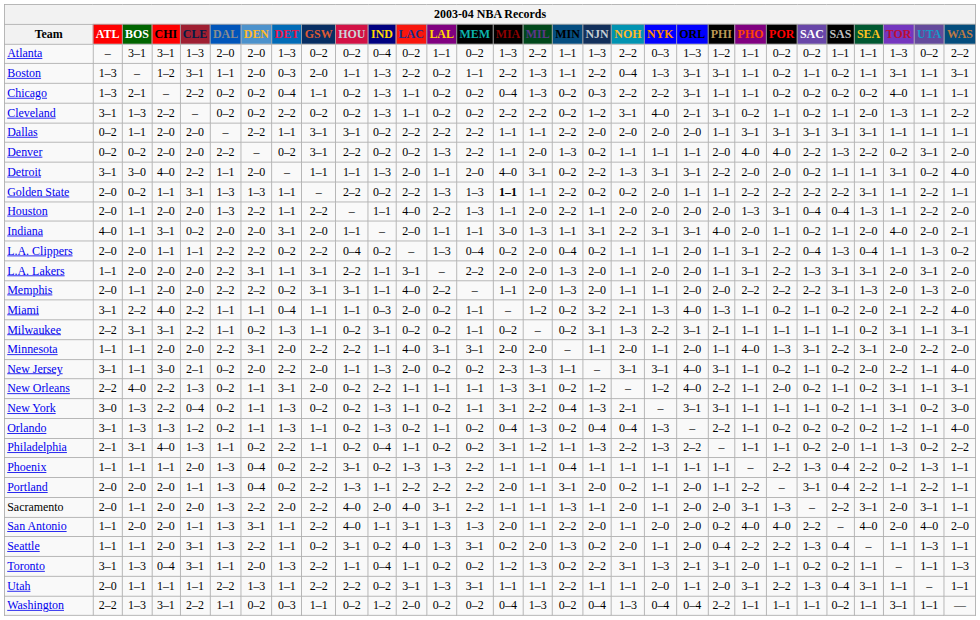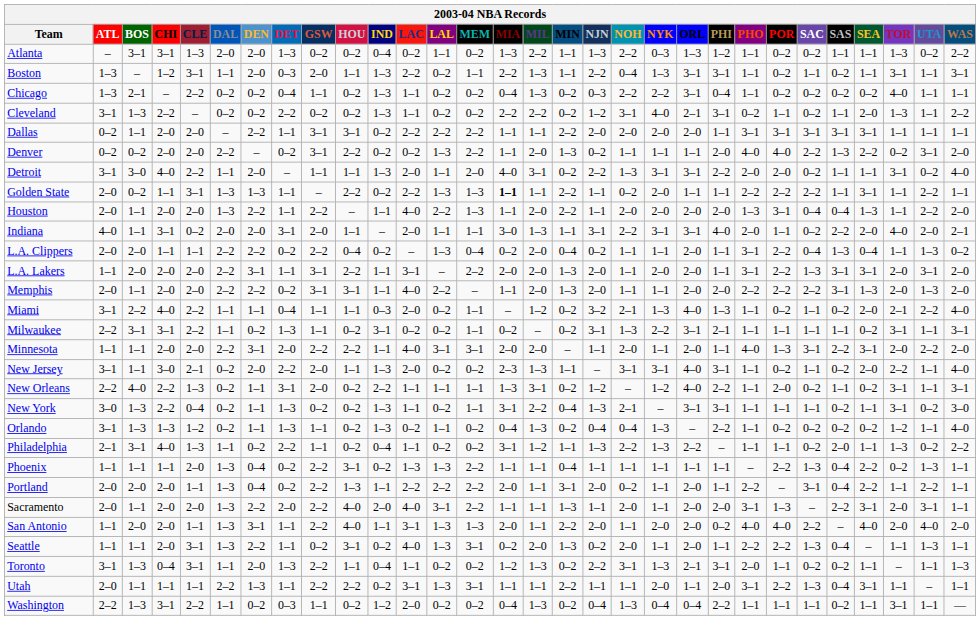(721, 93) 1–1 -> (721, 93) 0–4
(597, 192) 0–2 -> (597, 192) 1–1
(840, 192) 2–2 -> (840, 192) 1–1
(840, 231) 1–1 -> (840, 231) 2–2
(721, 546) 0–4 -> (721, 546) 1–1
